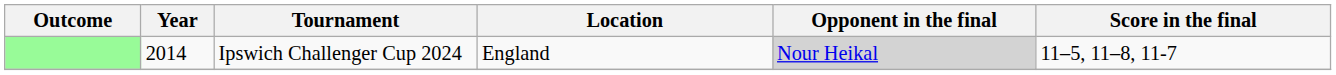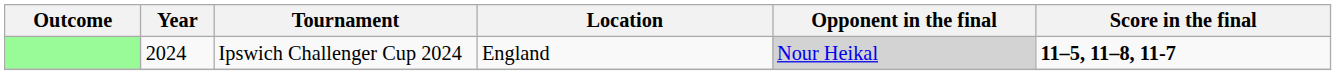(166, 52) 2014 -> (166, 52) 2024
(1109, 52) normal -> (1108, 52) bold
